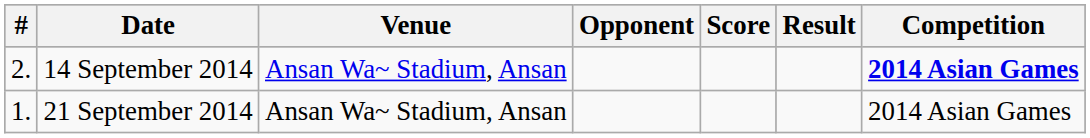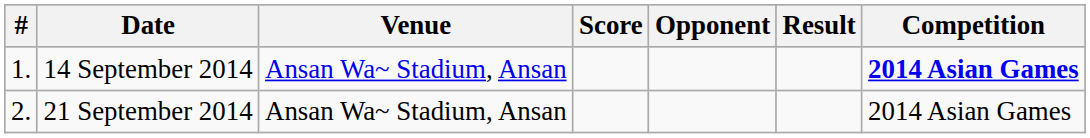columns swapped: (637, 25) <-> (738, 25)
(21, 68) 2. -> (21, 68) 1.
(21, 111) 1. -> (21, 111) 2.
